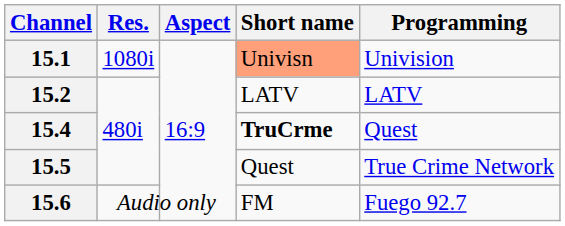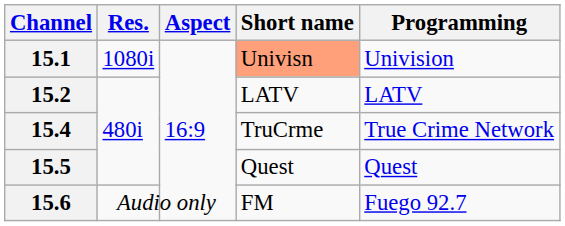(287, 130) bold -> (282, 130) normal
(391, 130) Quest -> (459, 130) True Crime Network
(459, 166) True Crime Network -> (391, 166) Quest
